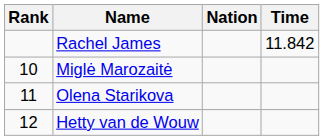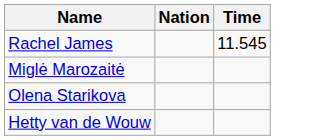- column: (28, 17)
(290, 43) 11.842 -> (242, 43) 11.545
